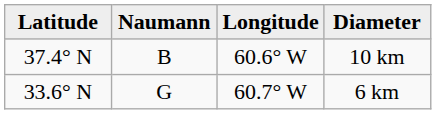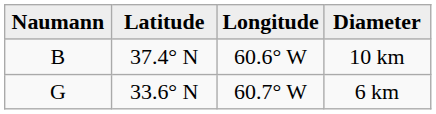columns swapped: (164, 21) <-> (58, 21)
